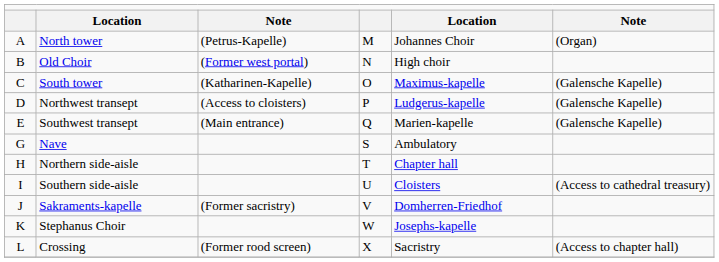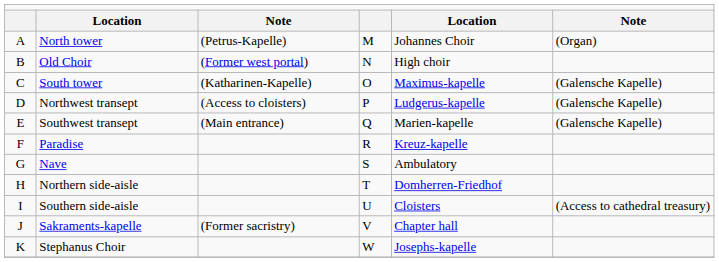+ row: (61, 144)
(426, 164) Chapter hall -> (448, 185) Domherren-Friedhof
(448, 205) Domherren-Friedhof -> (426, 226) Chapter hall
- row: (62, 246)
